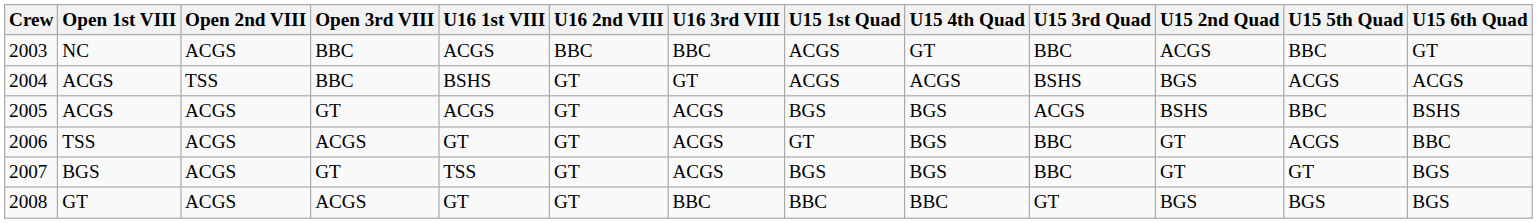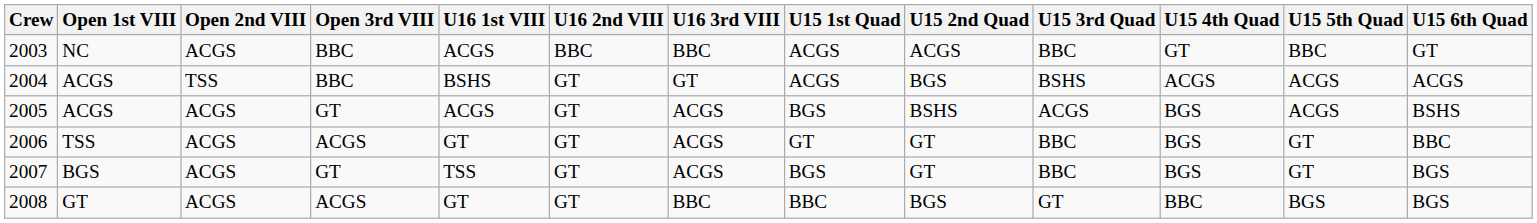columns swapped: (1220, 19) <-> (967, 19)
(1307, 111) BBC -> (1314, 111) ACGS
(1314, 141) ACGS -> (1301, 141) GT
